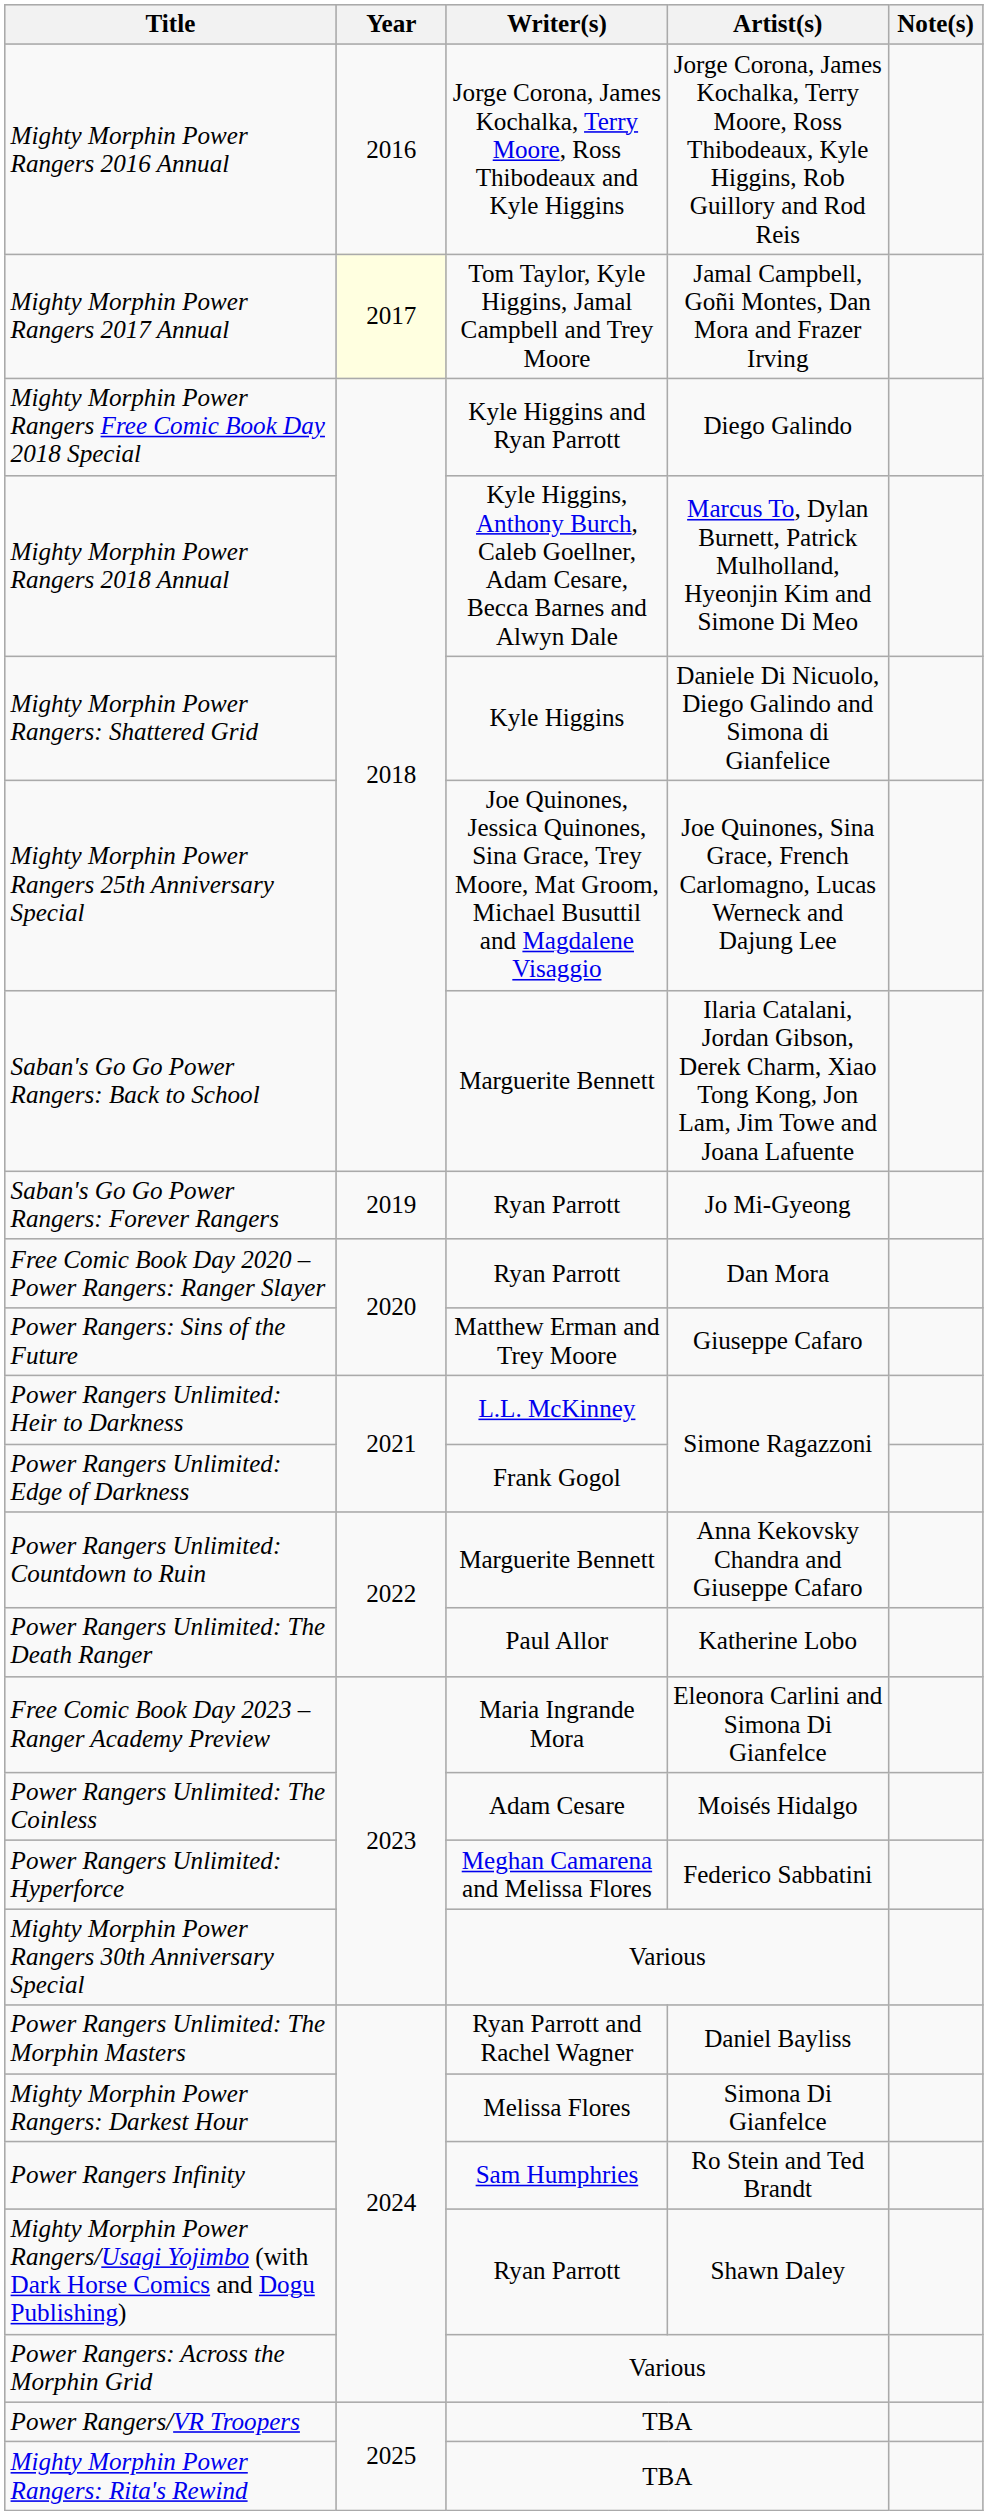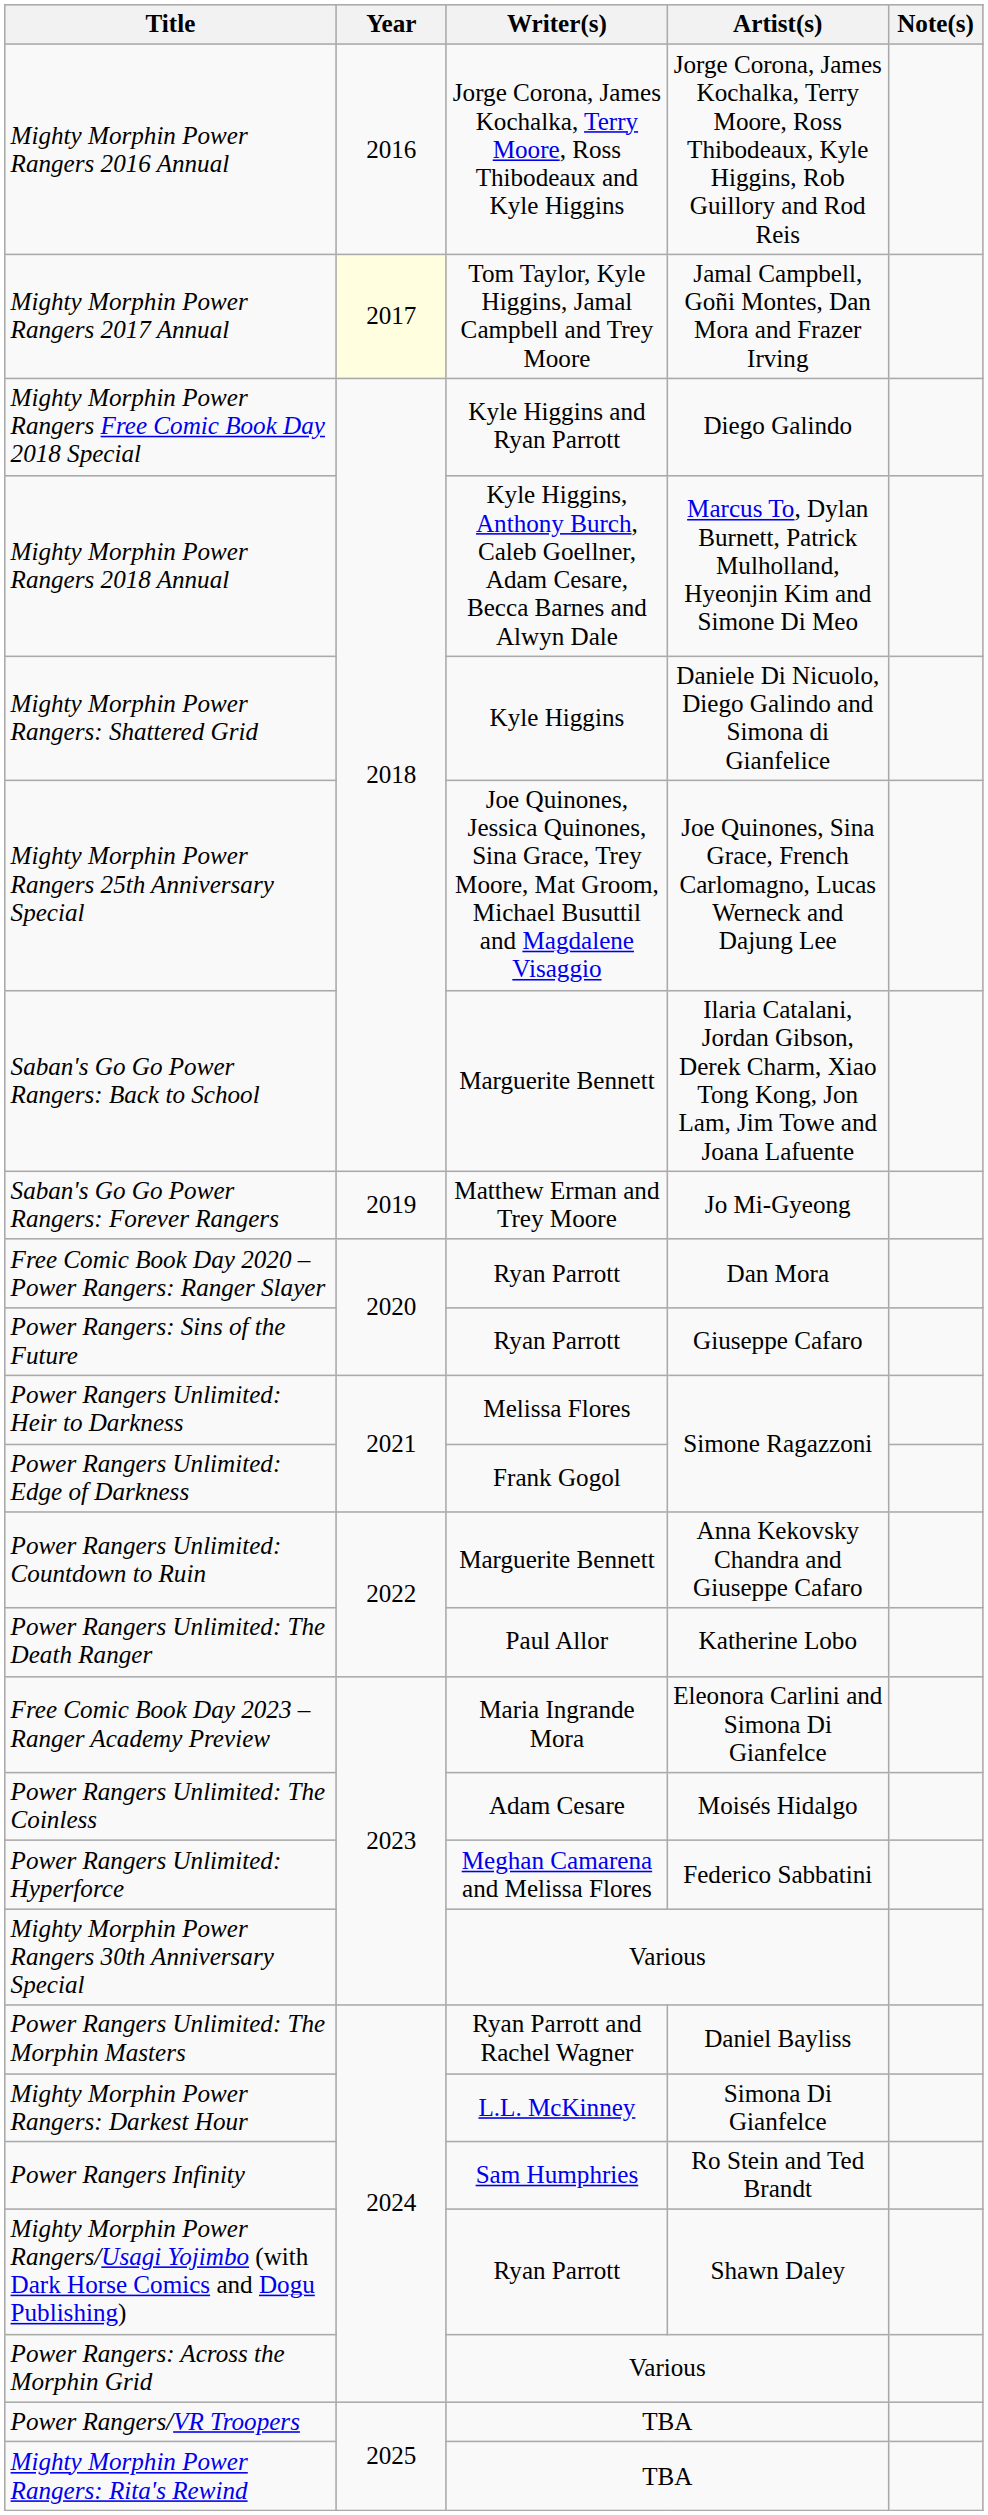(557, 1205) Ryan Parrott -> (557, 1205) Matthew Erman and Trey Moore
(557, 1341) Matthew Erman and Trey Moore -> (557, 1341) Ryan Parrott
(557, 1409) L.L. McKinney -> (557, 1409) Melissa Flores
(557, 2107) Melissa Flores -> (557, 2107) L.L. McKinney
